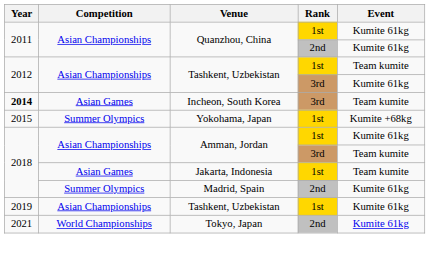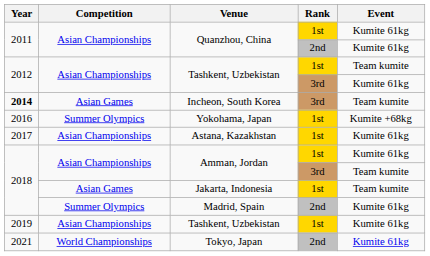(22, 119) 2015 -> (22, 119) 2016
+ row: (234, 136)
